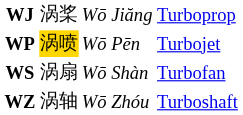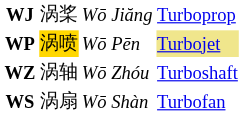(189, 43) no background -> (189, 43) khaki background
rows swapped: (20, 72) <-> (20, 101)
